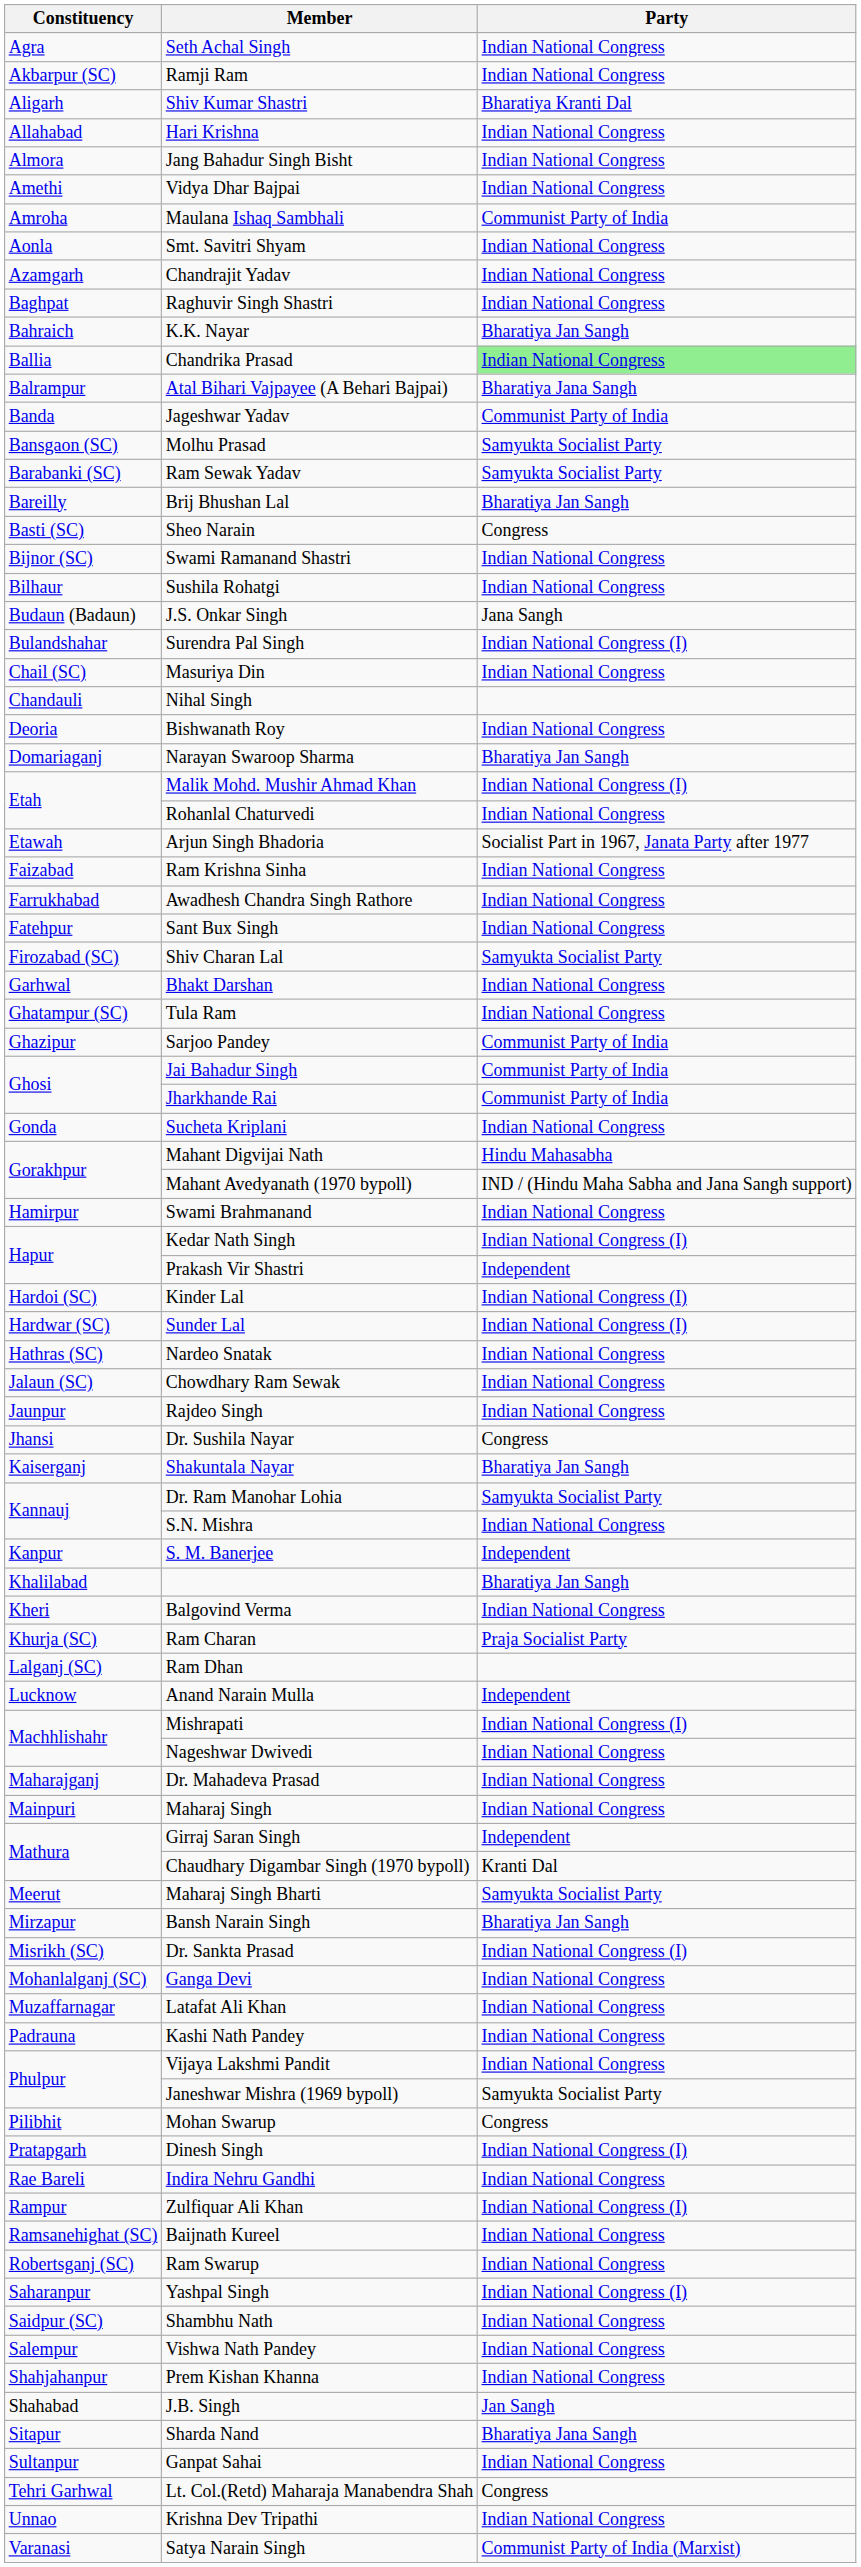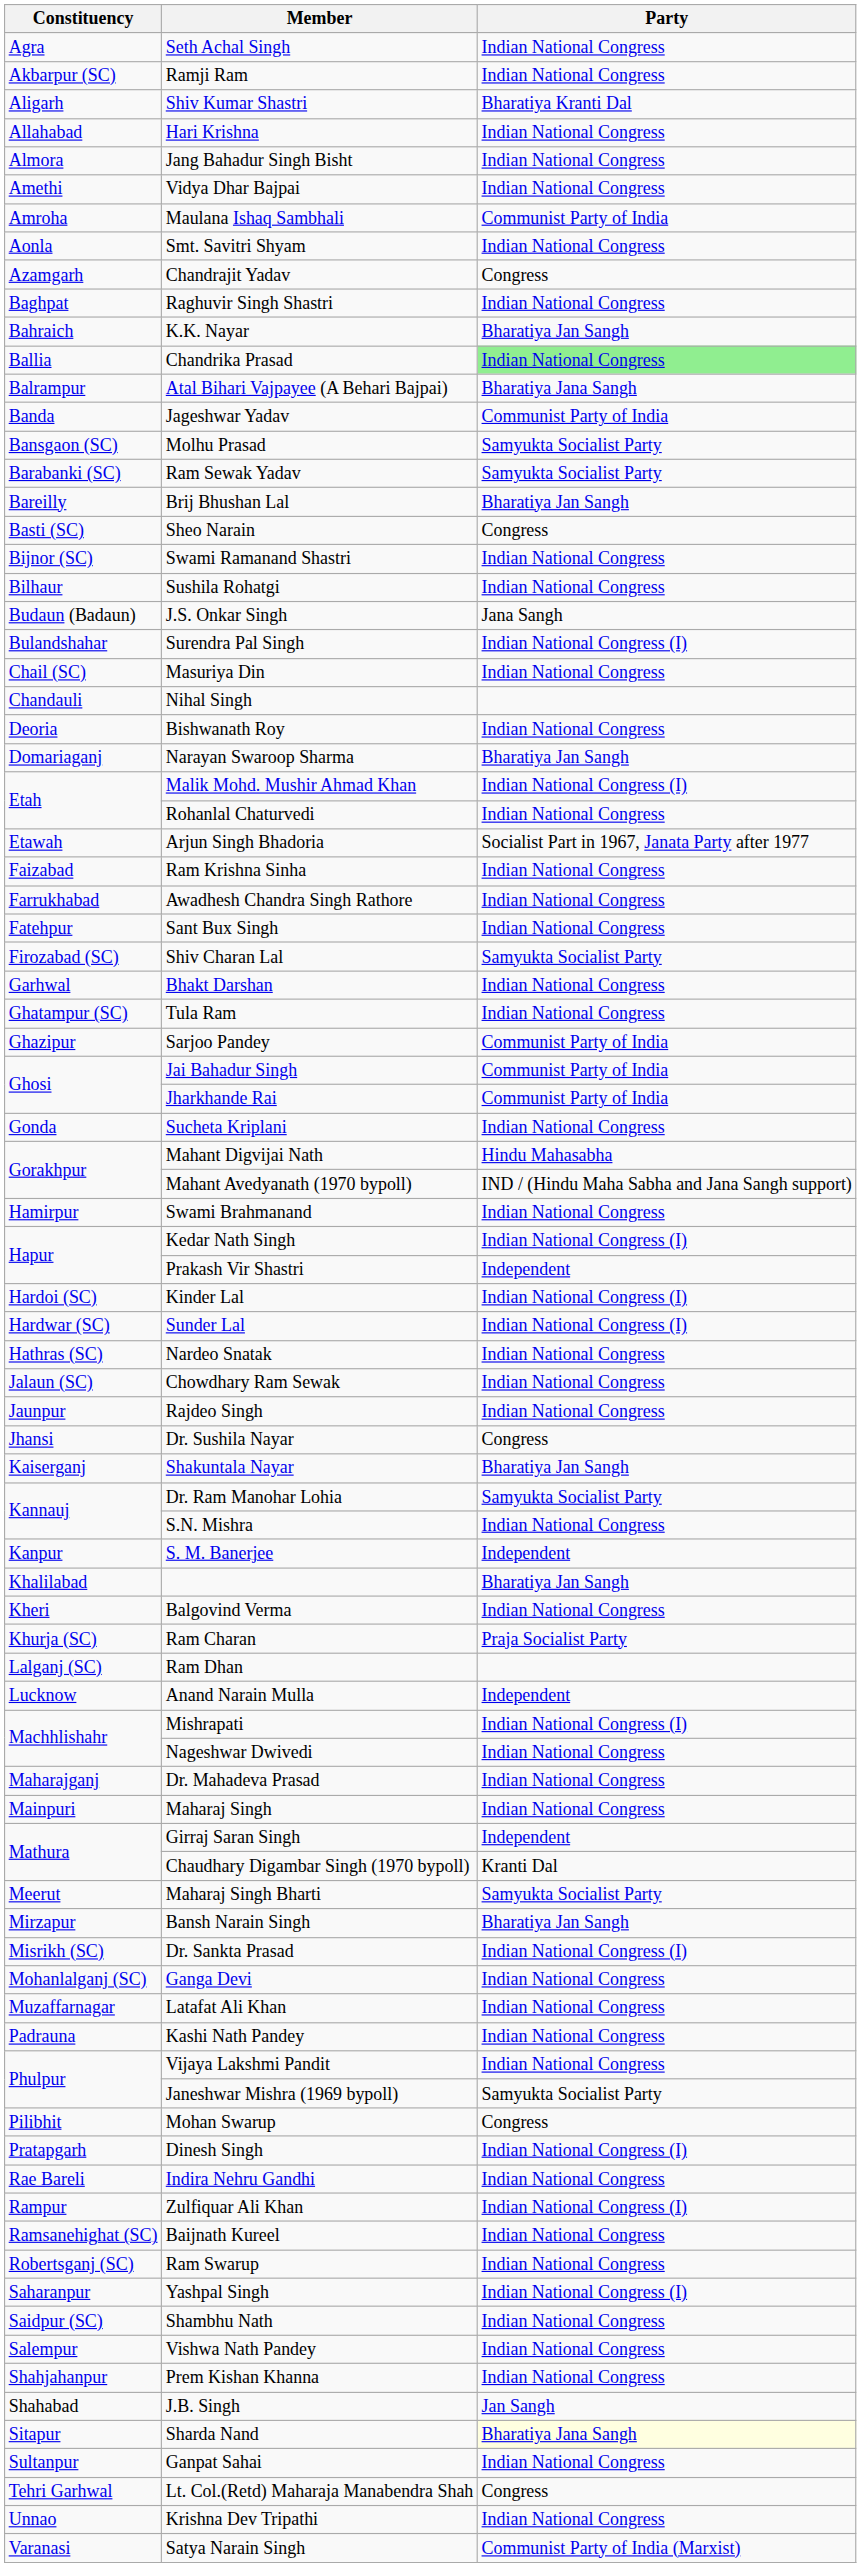(573, 274) Indian National Congress -> (515, 274) Congress
(559, 2434) no background -> (559, 2434) lightyellow background
